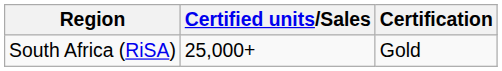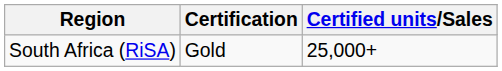columns swapped: (436, 19) <-> (278, 19)
